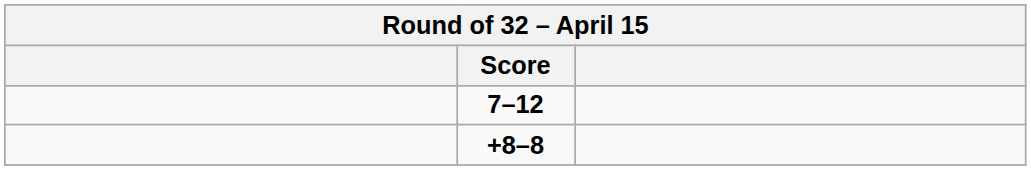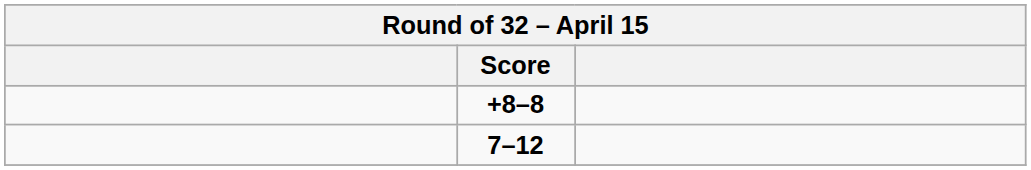rows swapped: (515, 145) <-> (515, 105)
